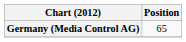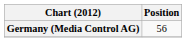(162, 28) 65 -> (162, 28) 56
